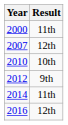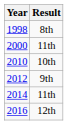+ row: (17, 29)
- row: (17, 45)
